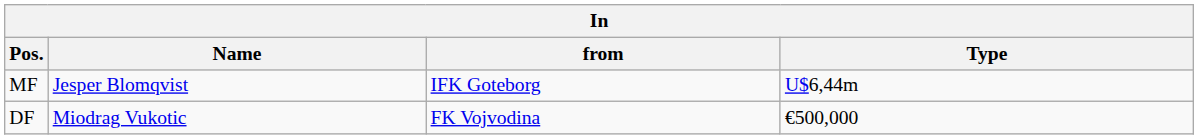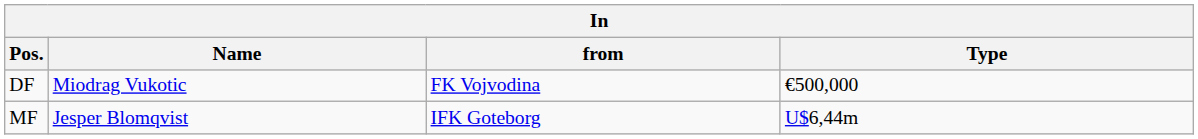rows swapped: (23, 85) <-> (22, 117)
